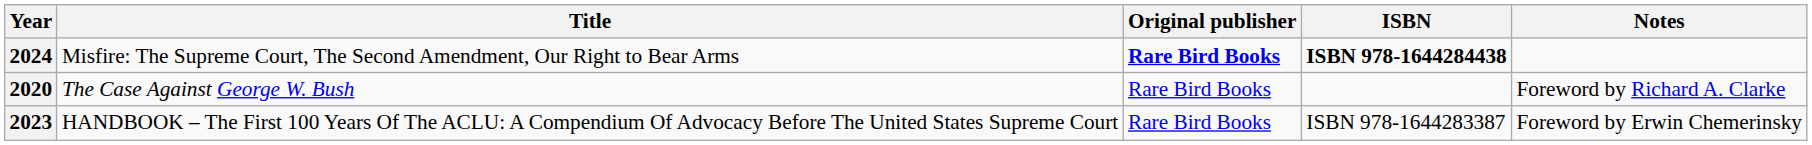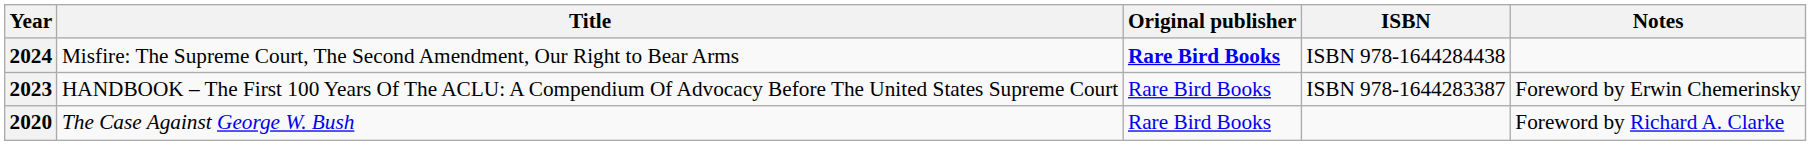(1407, 55) bold -> (1406, 55) normal
rows swapped: (31, 122) <-> (31, 88)
